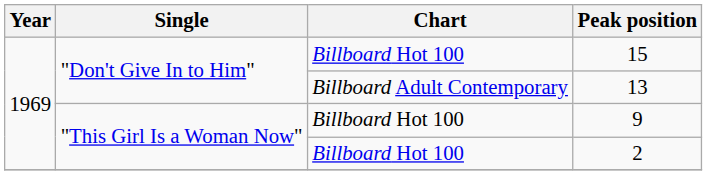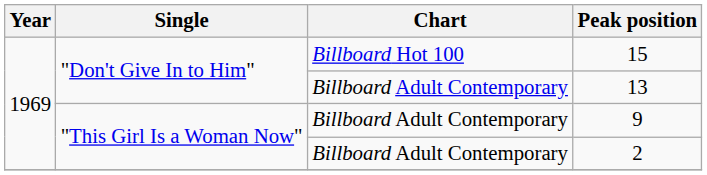(388, 119) Billboard Hot 100 -> (440, 119) Billboard Adult Contemporary
(388, 152) Billboard Hot 100 -> (440, 152) Billboard Adult Contemporary
